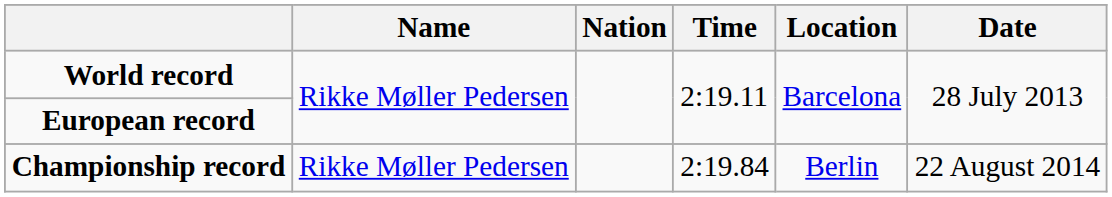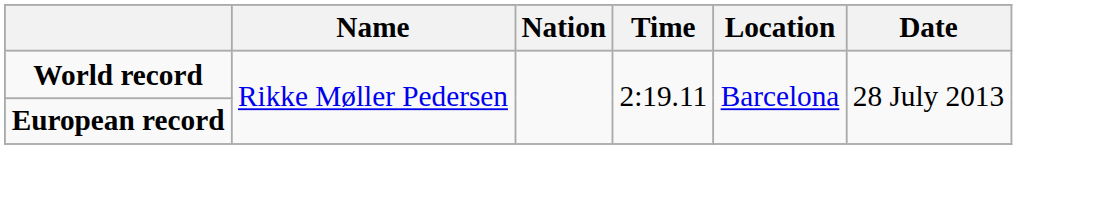- row: (148, 167)
